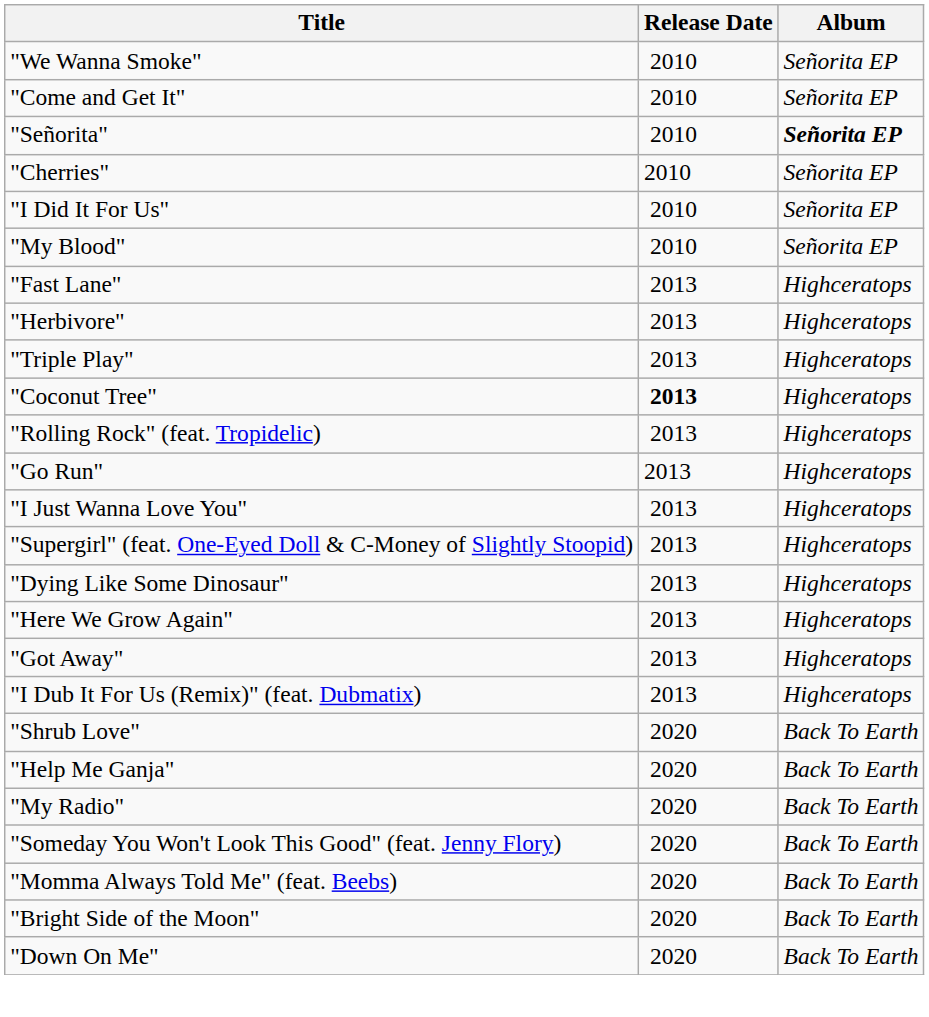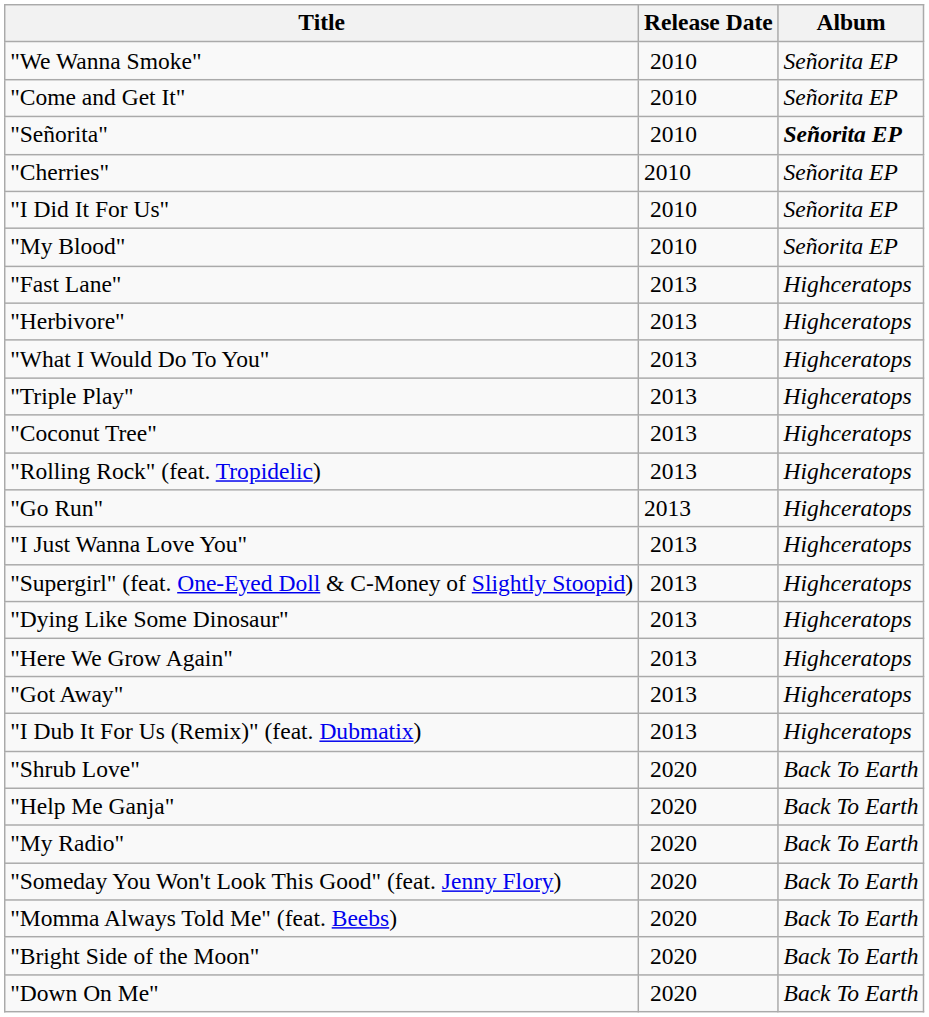+ row: (140, 358)
(671, 396) bold -> (671, 433) normal
